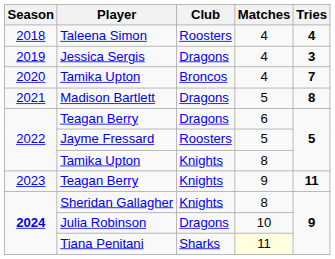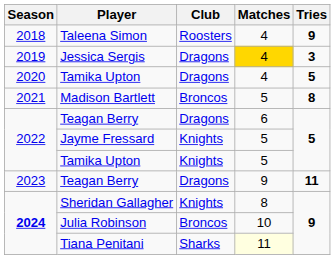(312, 35) 4 -> (312, 35) 9
(264, 56) no background -> (264, 56) gold background
(203, 77) Broncos -> (204, 77) Dragons
(312, 77) 7 -> (312, 77) 5
(204, 98) Dragons -> (203, 98) Broncos
(206, 139) Roosters -> (201, 139) Knights
(264, 160) 8 -> (264, 160) 5
(201, 181) Knights -> (204, 181) Dragons
(204, 222) Dragons -> (203, 222) Broncos
